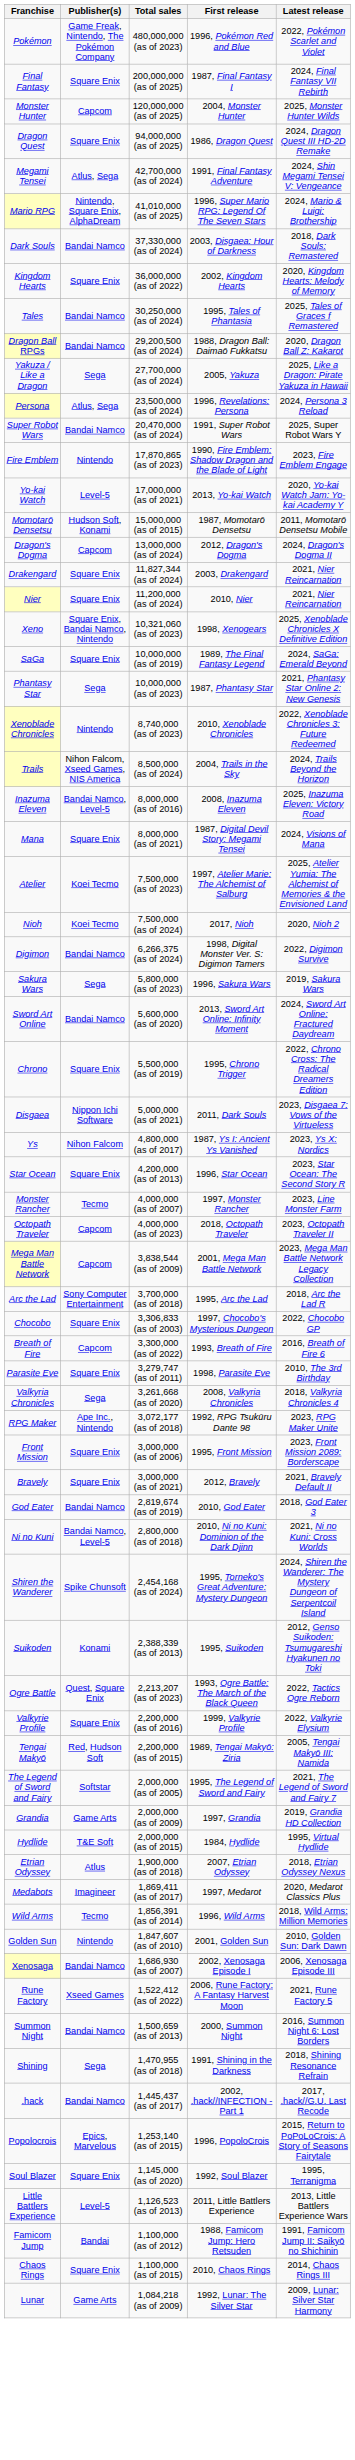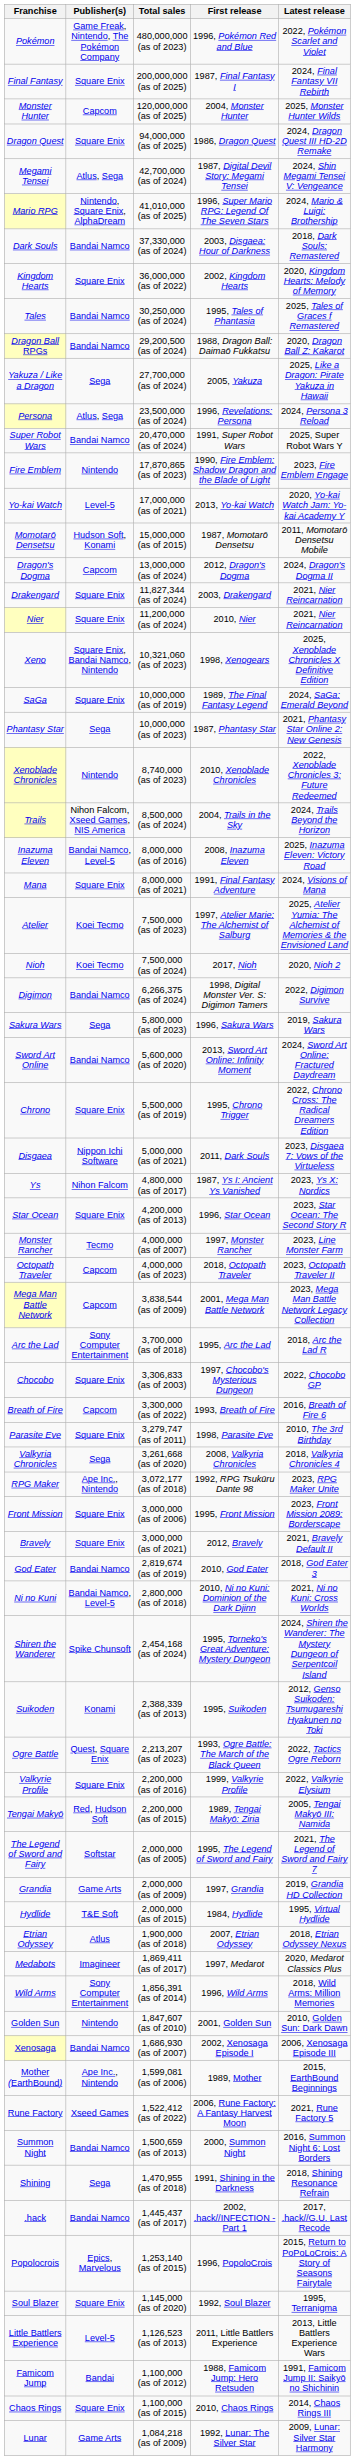(232, 176) 1991, Final Fantasy Adventure -> (235, 176) 1987, Digital Devil Story: Megami Tensei
(232, 839) 1987, Digital Devil Story: Megami Tensei -> (235, 885) 1991, Final Fantasy Adventure
(95, 1916) Tecmo -> (100, 1993) Sony Computer Entertainment
+ row: (35, 2078)
